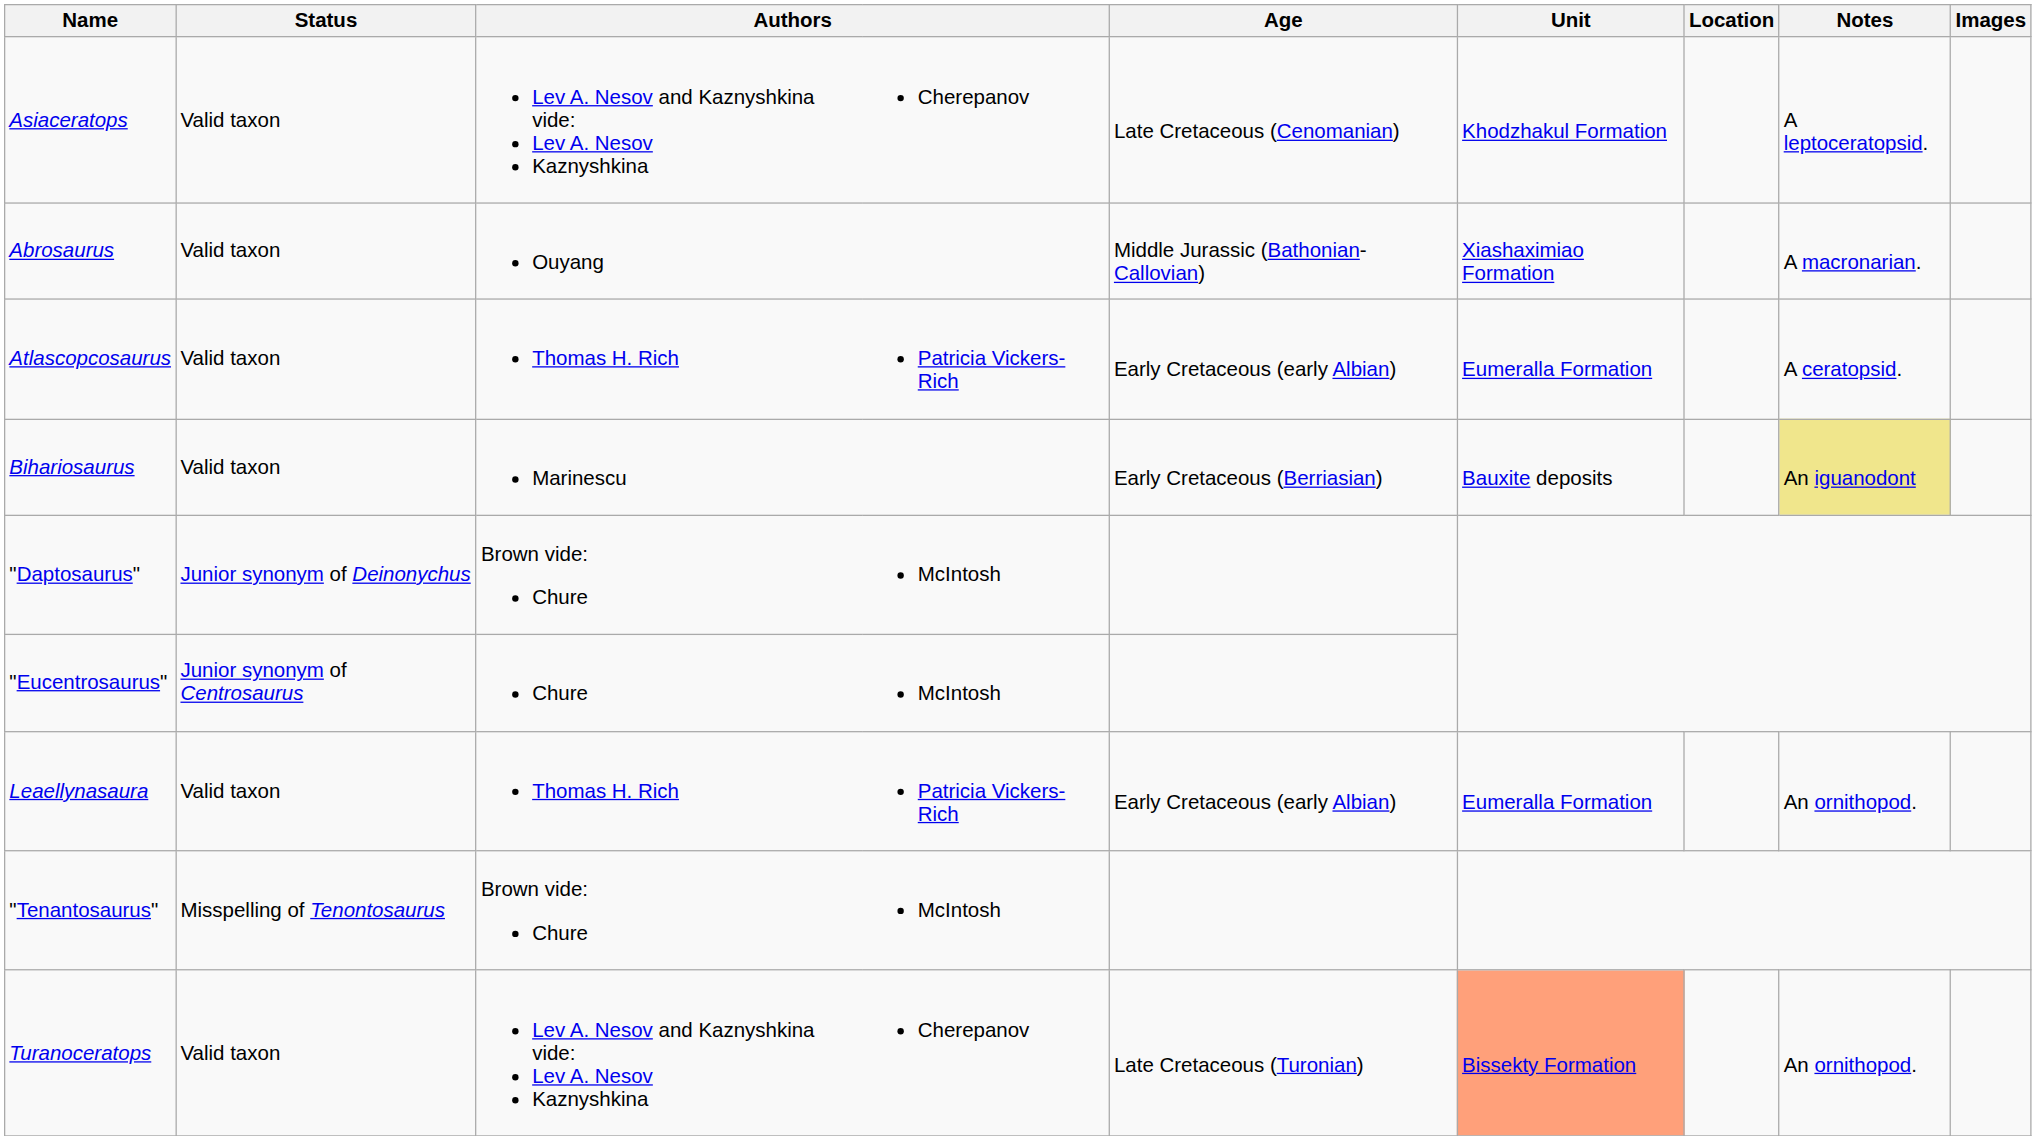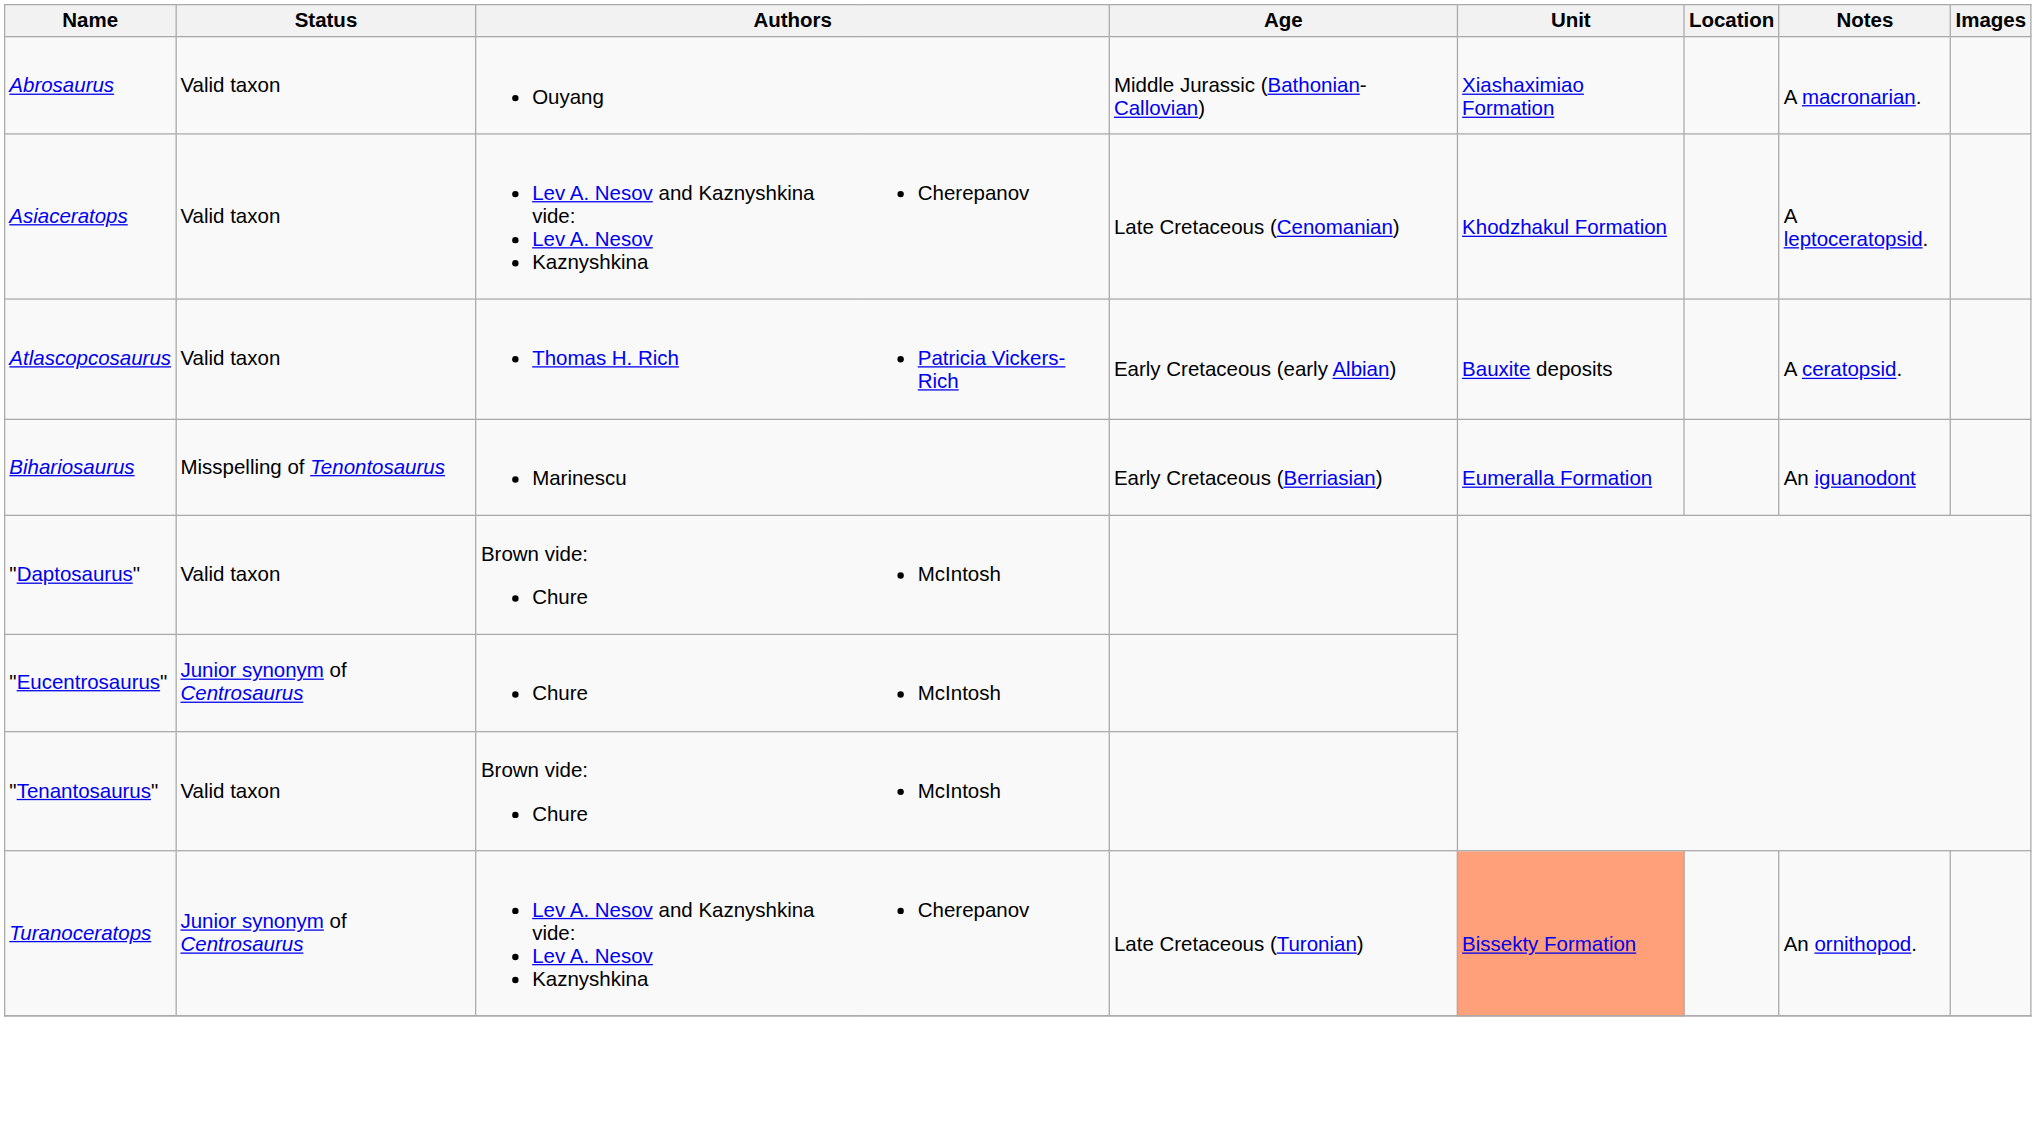rows swapped: (62, 250) <-> (69, 119)
(1557, 370) Eumeralla Formation -> (1537, 370) Bauxite deposits
(230, 466) Valid taxon -> (313, 466) Misspelling of Tenontosaurus
(1537, 478) Bauxite deposits -> (1557, 478) Eumeralla Formation
(1850, 478) khaki background -> (1850, 478) no background
(326, 574) Junior synonym of Deinonychus -> (230, 574) Valid taxon
- row: (79, 790)
(313, 910) Misspelling of Tenontosaurus -> (230, 790) Valid taxon
(230, 1052) Valid taxon -> (264, 933) Junior synonym of Centrosaurus
